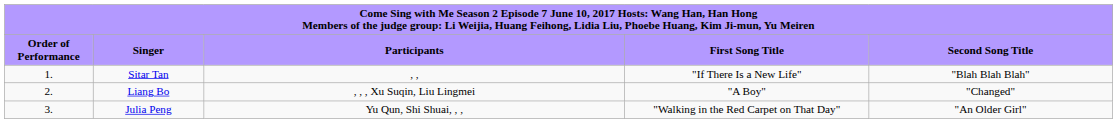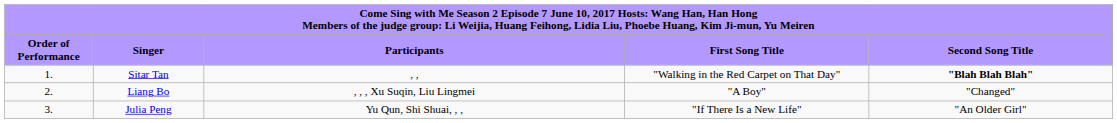(747, 74) "If There Is a New Life" -> (747, 74) "Walking in the Red Carpet on That Day"
(991, 74) normal -> (991, 74) bold
(747, 109) "Walking in the Red Carpet on That Day" -> (747, 109) "If There Is a New Life"
